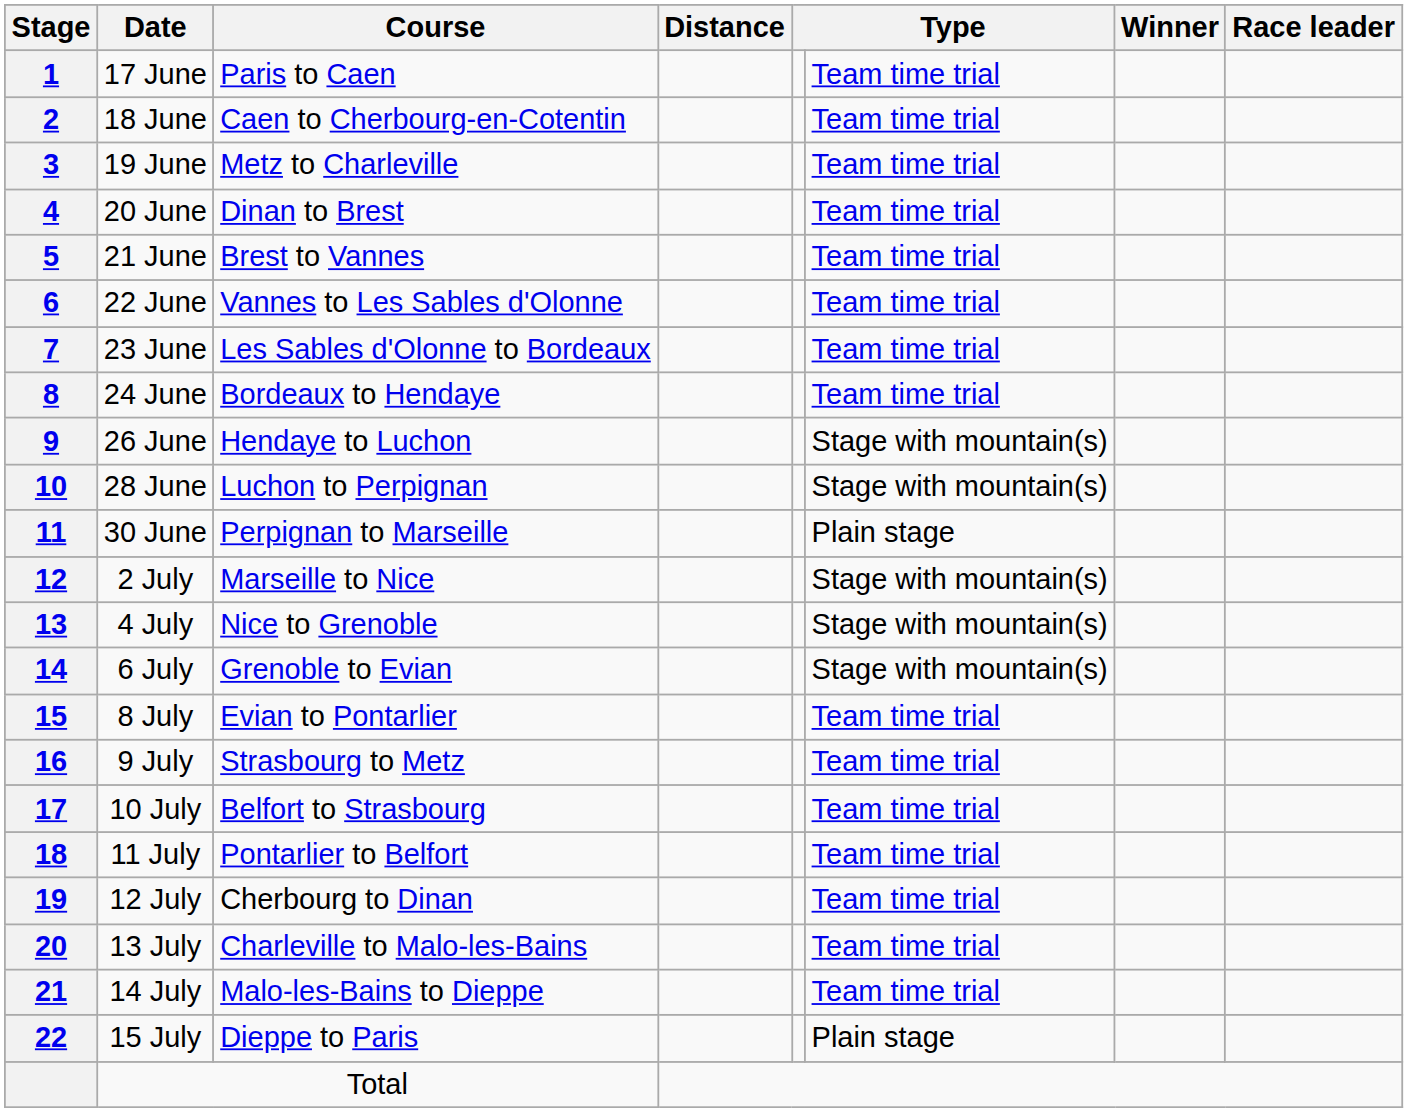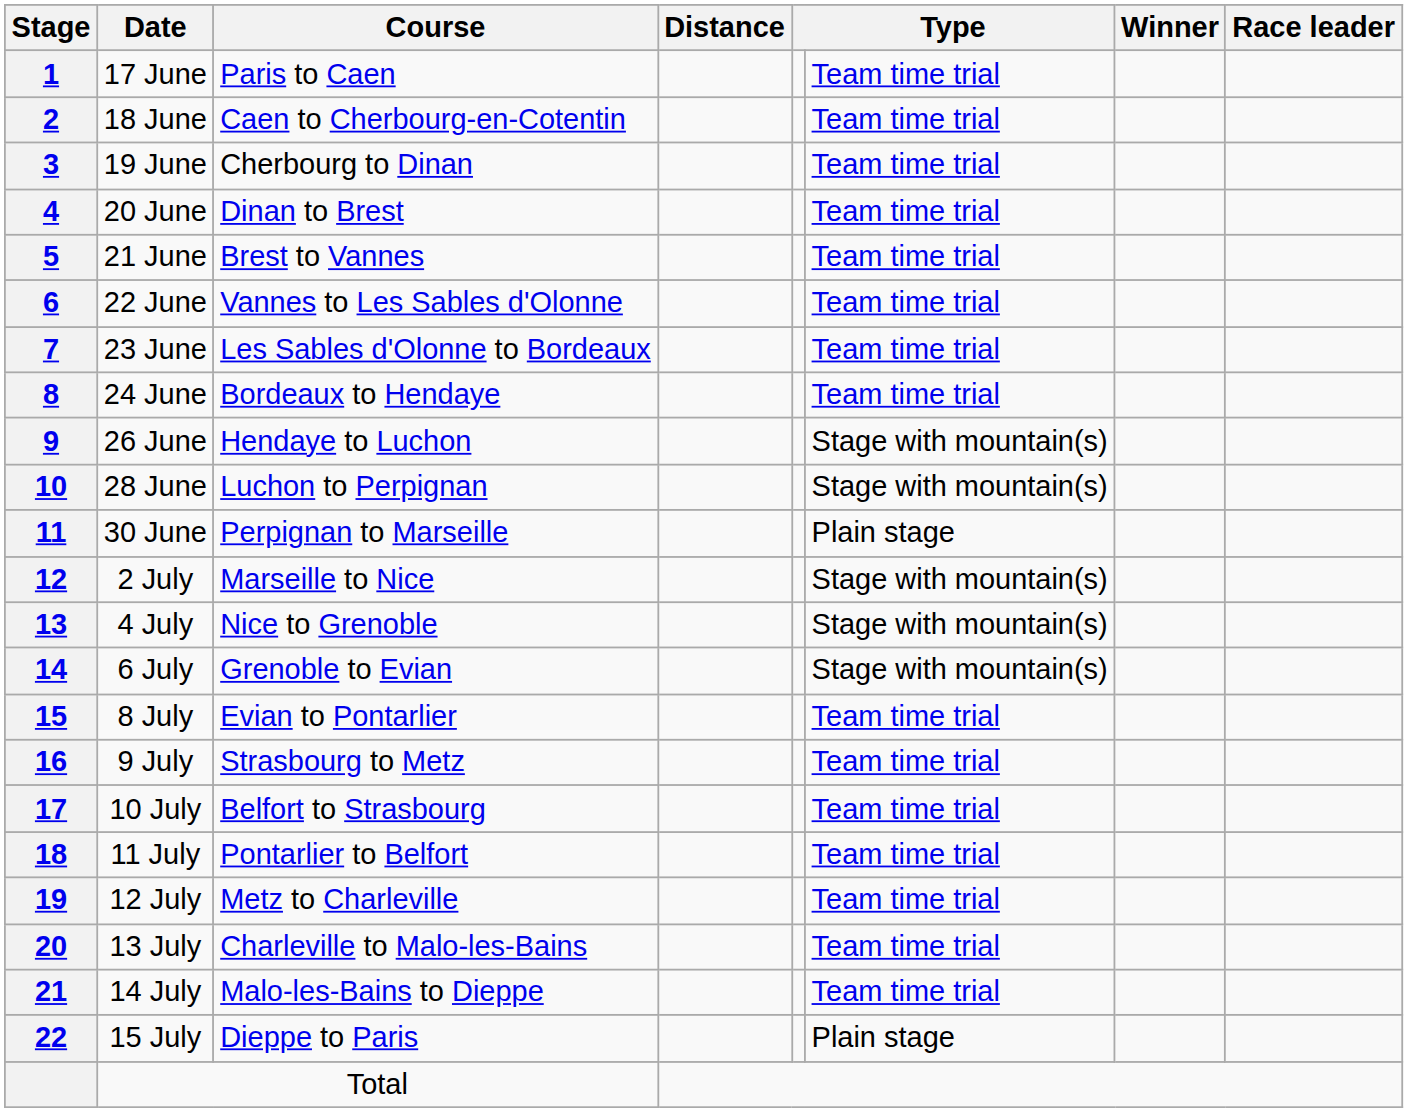(339, 165) Metz to Charleville -> (347, 165) Cherbourg to Dinan
(347, 900) Cherbourg to Dinan -> (339, 900) Metz to Charleville
